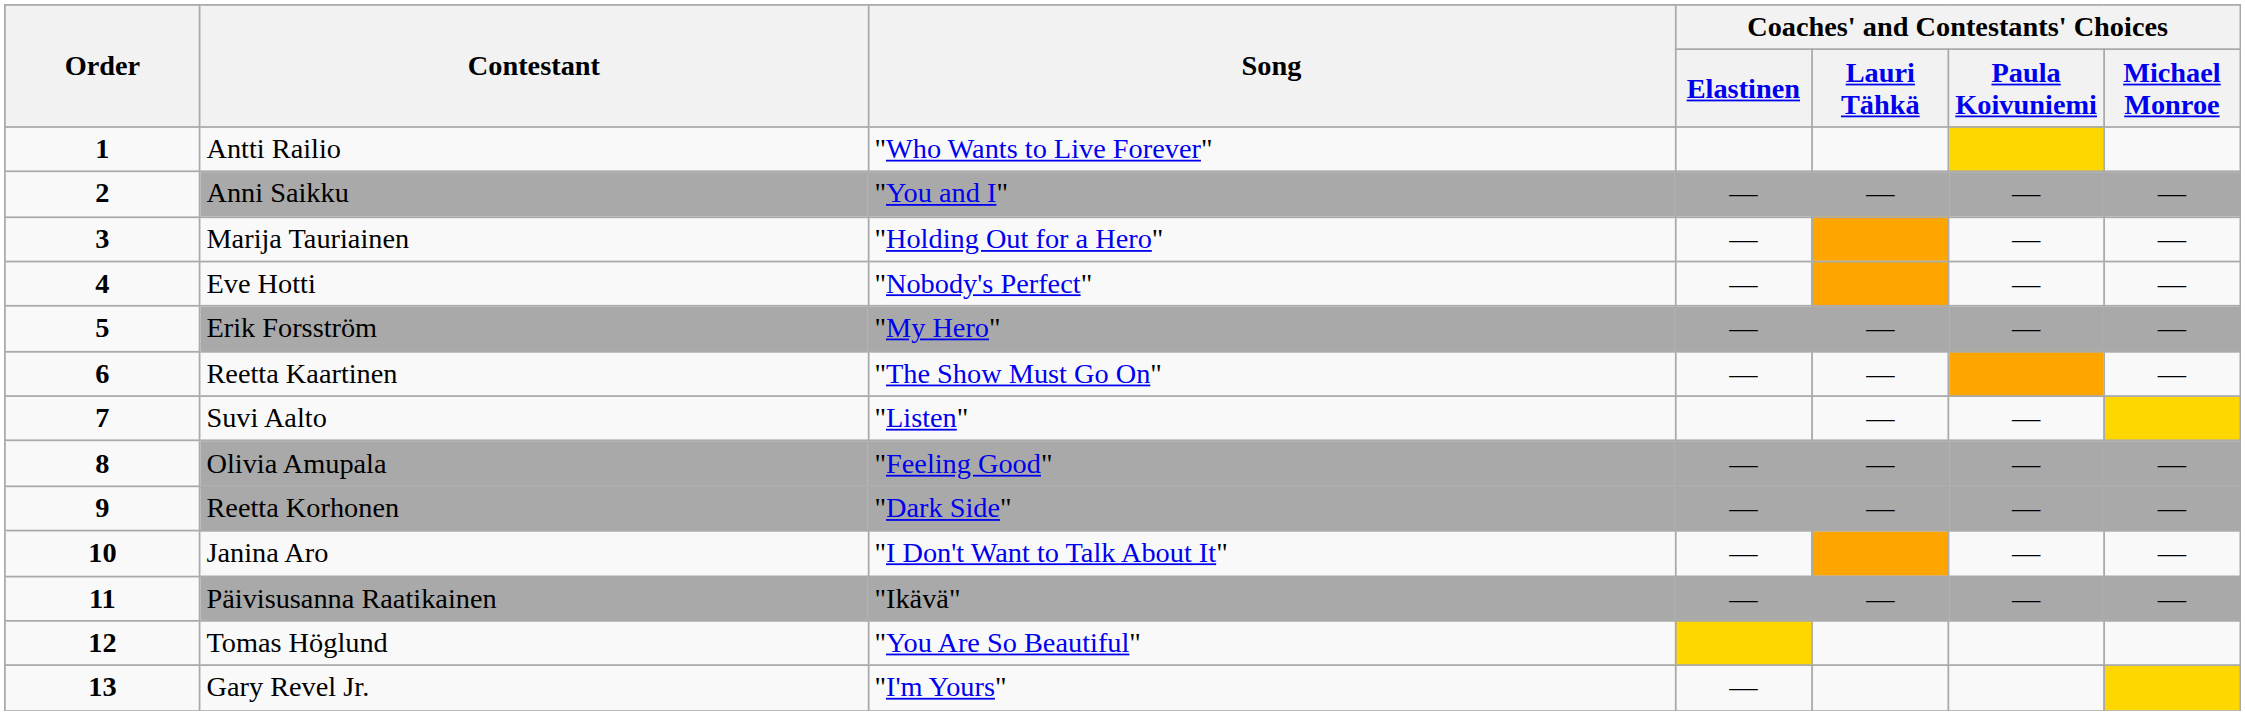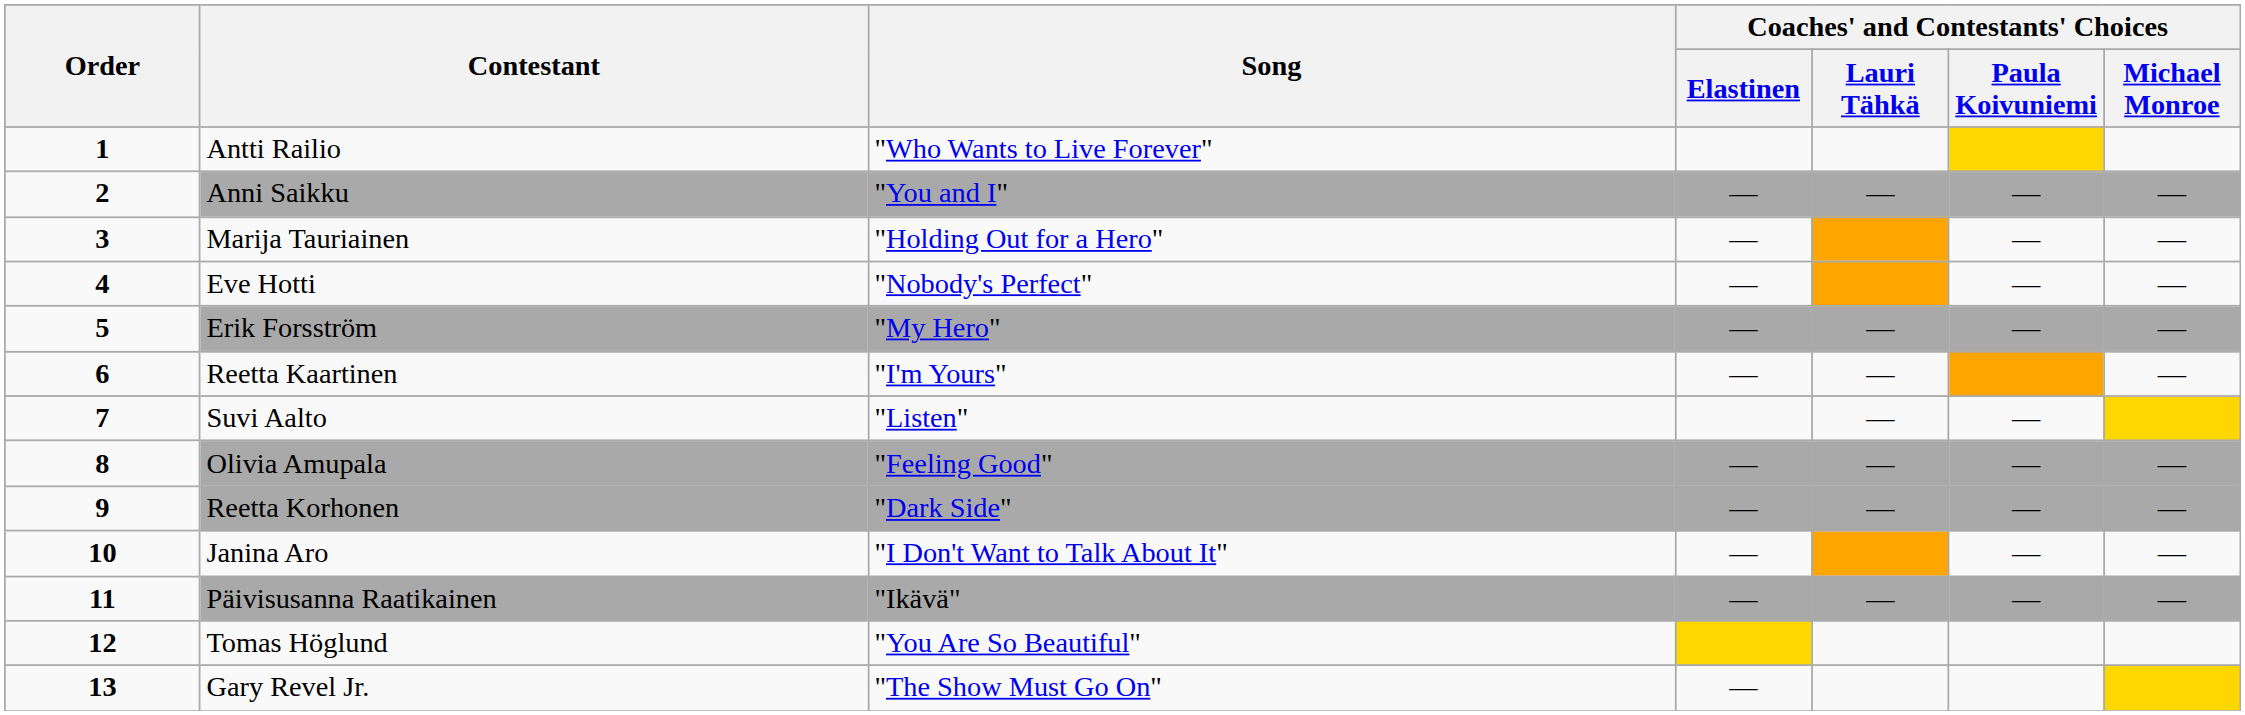(1018, 373) "The Show Must Go On" -> (940, 373) "I'm Yours"
(940, 687) "I'm Yours" -> (1018, 687) "The Show Must Go On"
